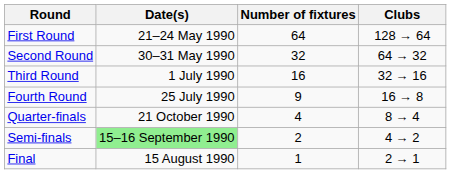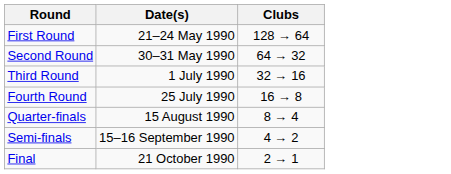- column: (298, 14)
(186, 117) 21 October 1990 -> (190, 117) 15 August 1990
(167, 138) lightgreen background -> (167, 138) no background
(190, 158) 15 August 1990 -> (186, 158) 21 October 1990
